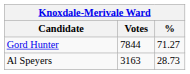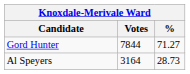(130, 61) 3163 -> (130, 61) 3164
